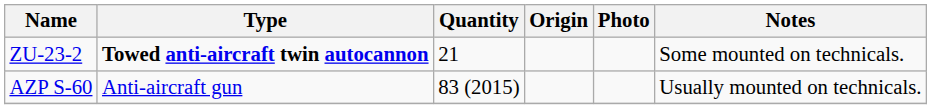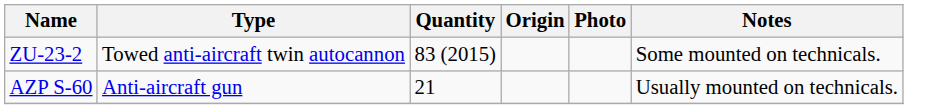(265, 53) bold -> (254, 53) normal
(449, 53) 21 -> (455, 53) 83 (2015)
(479, 86) 83 (2015) -> (425, 86) 21
